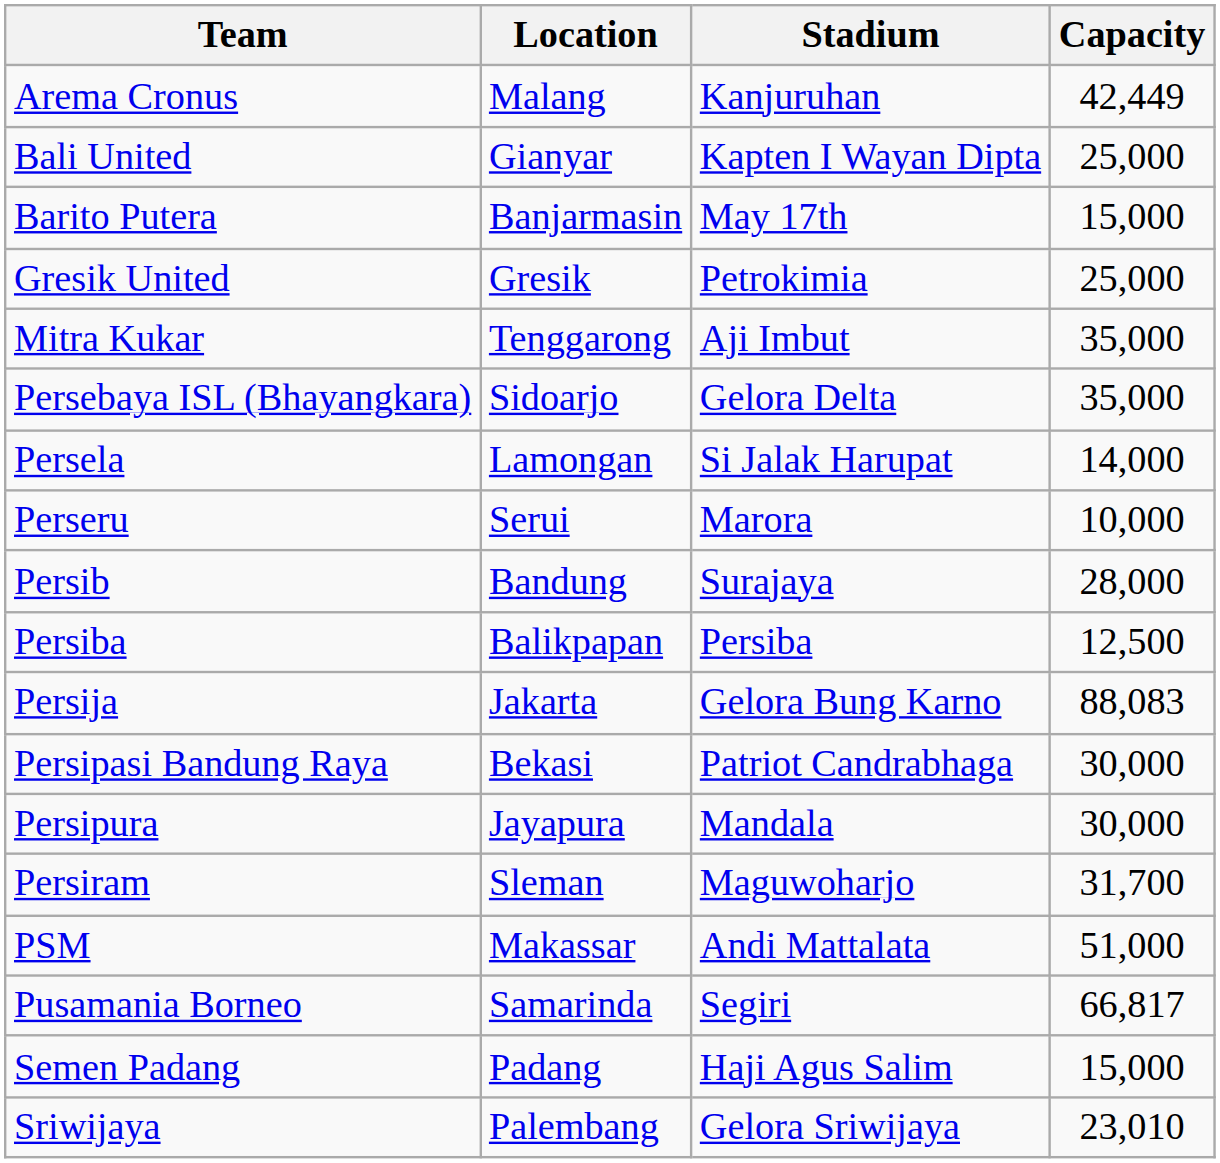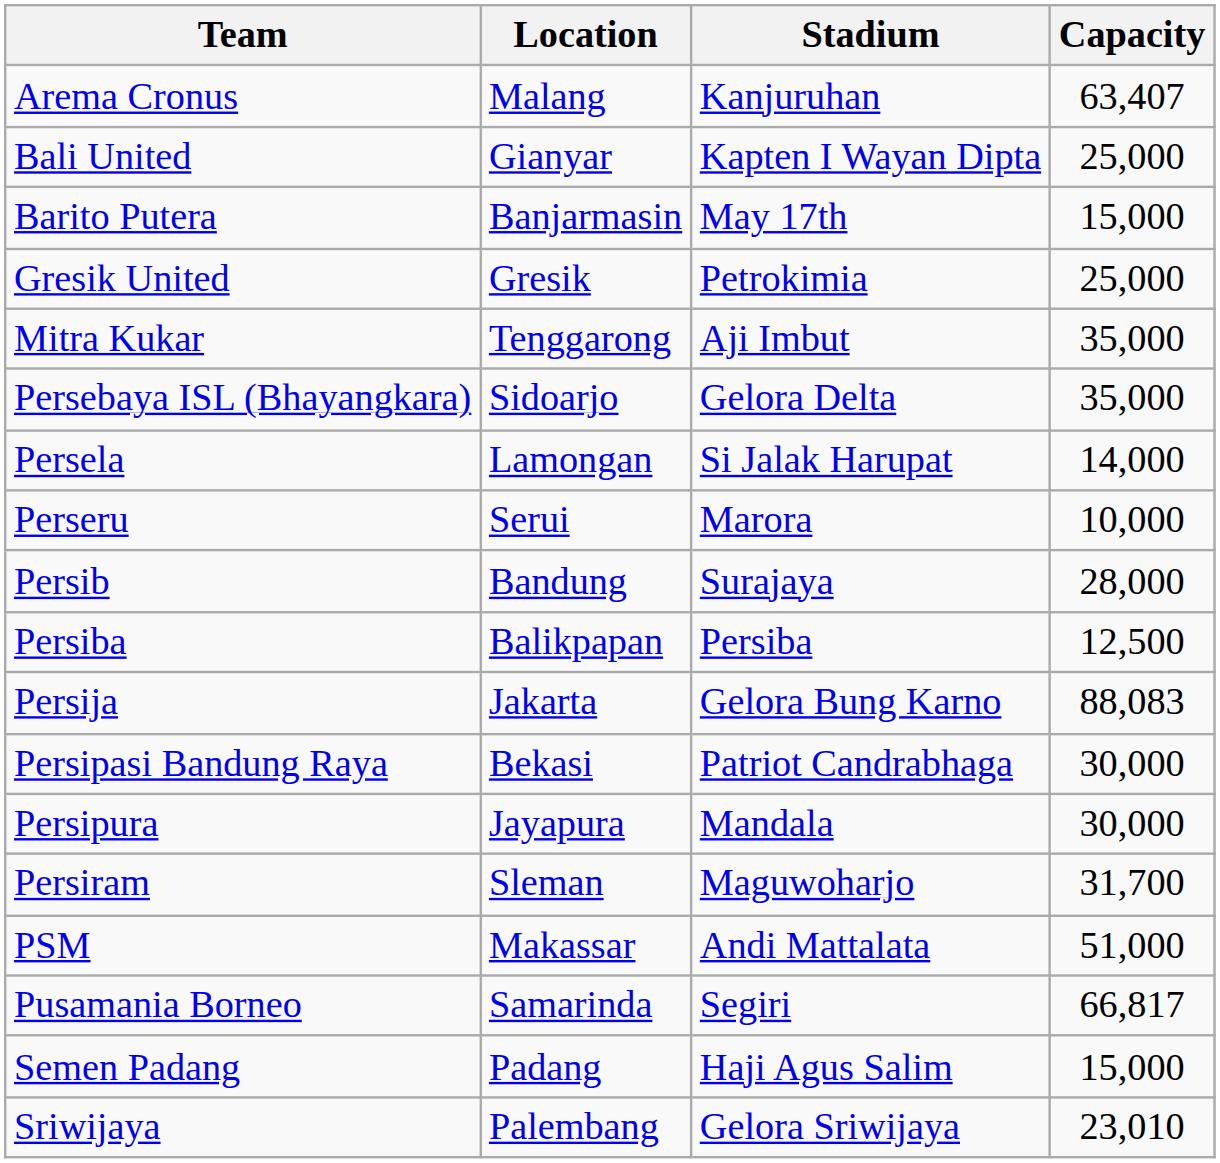(1132, 95) 42,449 -> (1132, 95) 63,407
